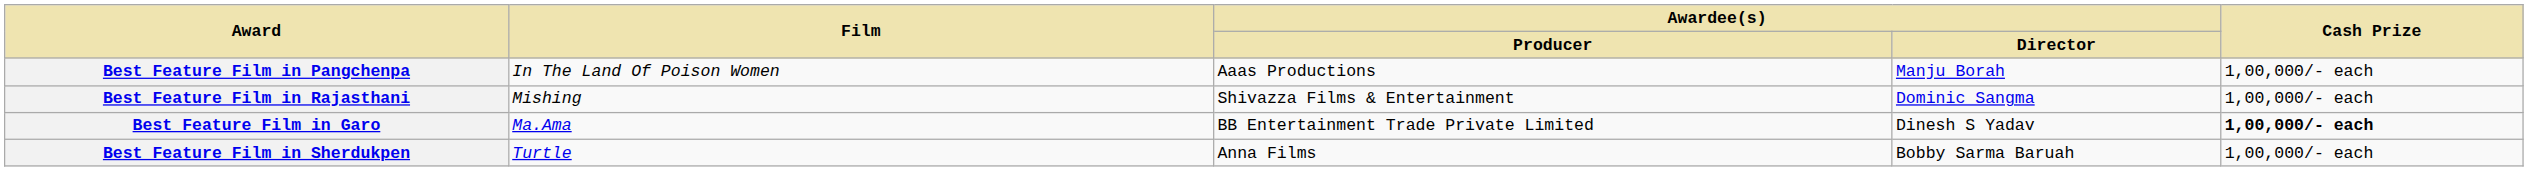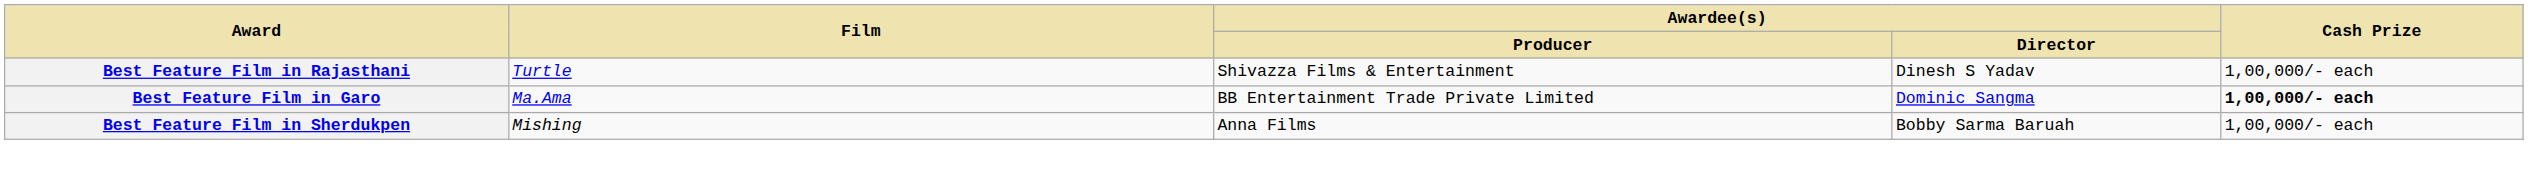- row: (256, 72)
(547, 99) Mishing -> (542, 72) Turtle
(1965, 99) Dominic Sangma -> (1965, 72) Dinesh S Yadav
(1965, 126) Dinesh S Yadav -> (1965, 99) Dominic Sangma
(542, 153) Turtle -> (547, 126) Mishing
